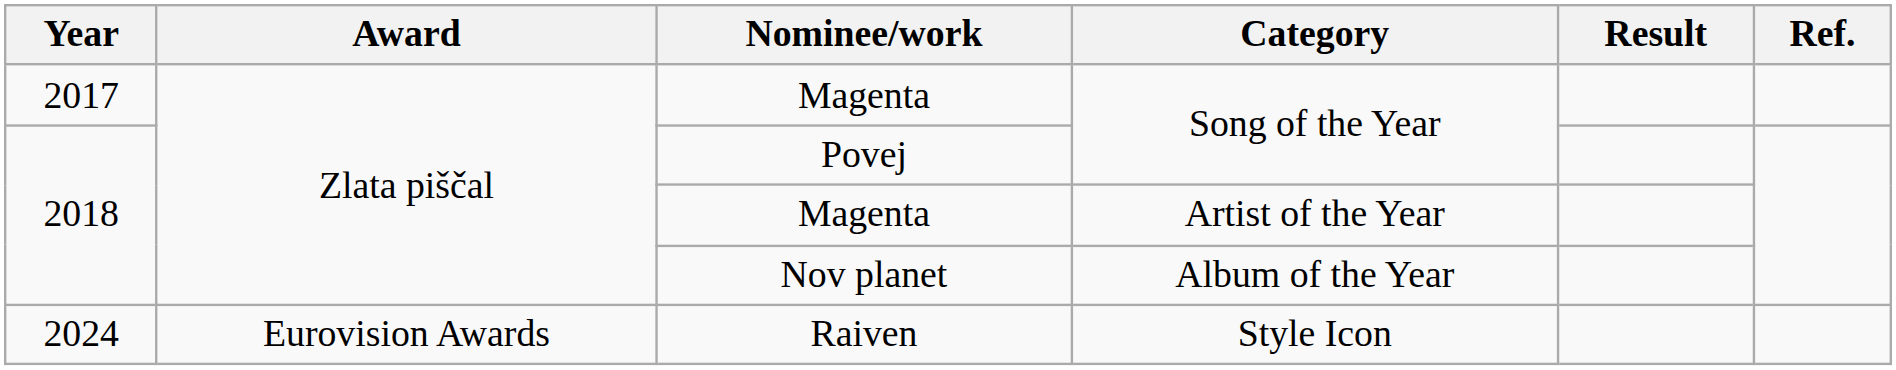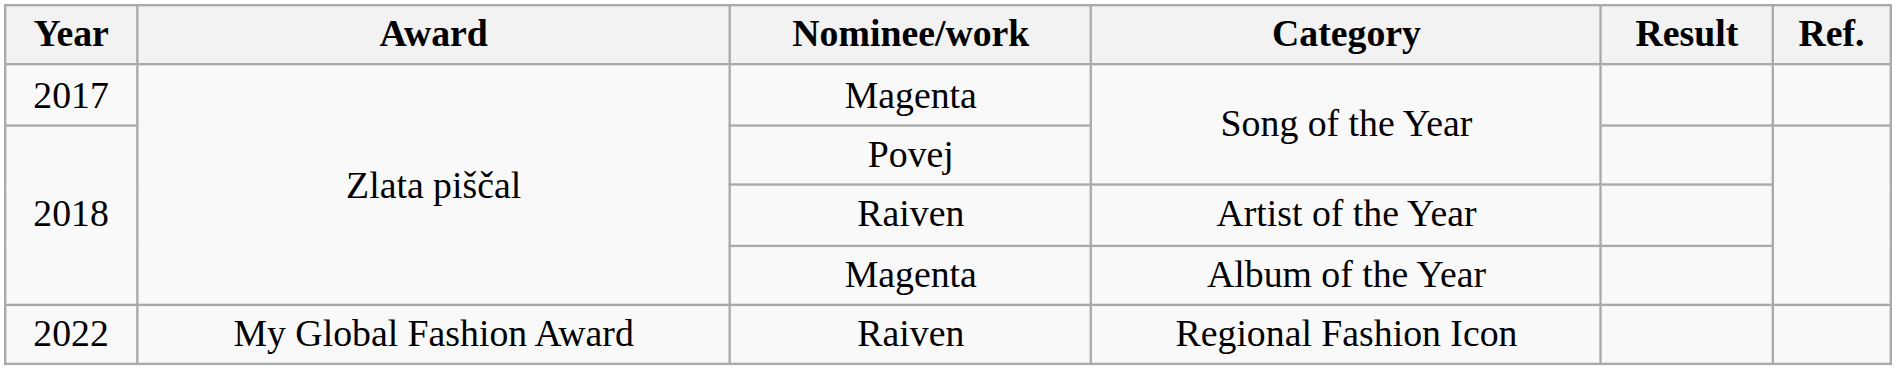(864, 214) Magenta -> (911, 214) Raiven
(864, 273) Nov planet -> (911, 273) Magenta
+ row: (71, 333)
- row: (81, 333)
